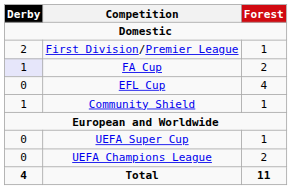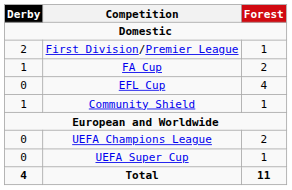(24, 67) lavender background -> (24, 67) no background
rows swapped: (142, 158) <-> (142, 139)
